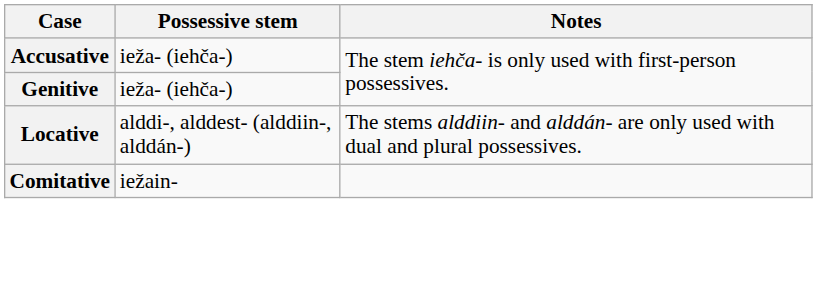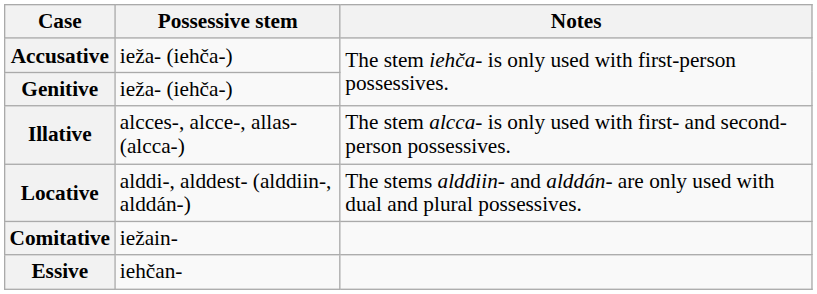+ row: (60, 134)
+ row: (60, 271)
